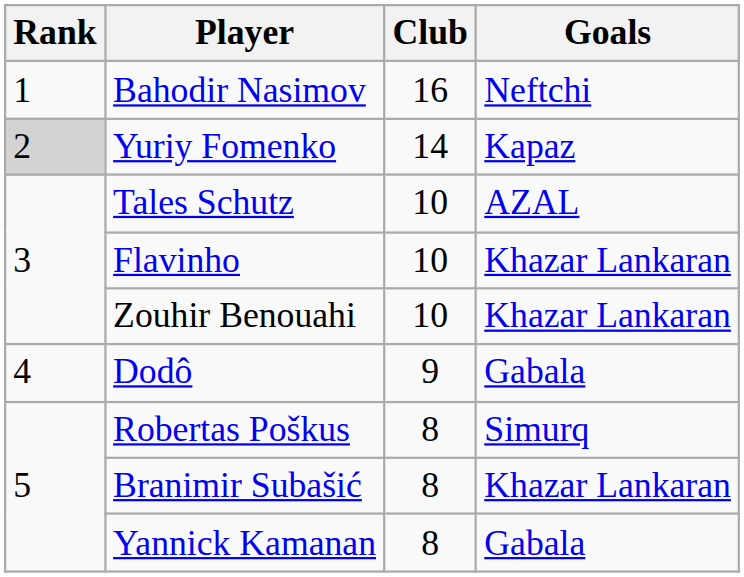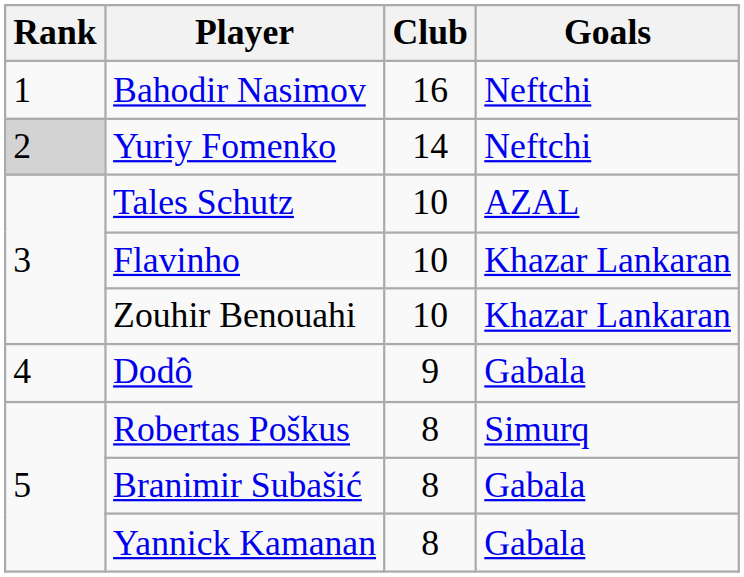(530, 145) Kapaz -> (538, 145) Neftchi
(608, 485) Khazar Lankaran -> (535, 485) Gabala
